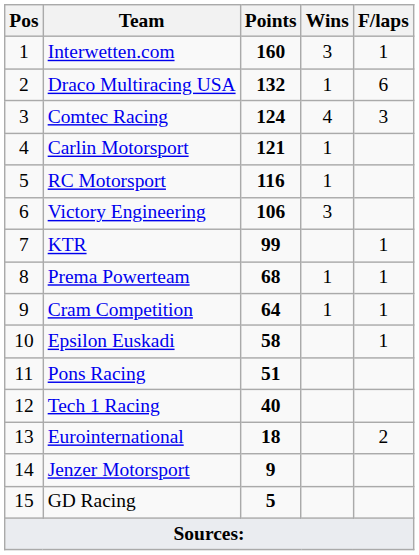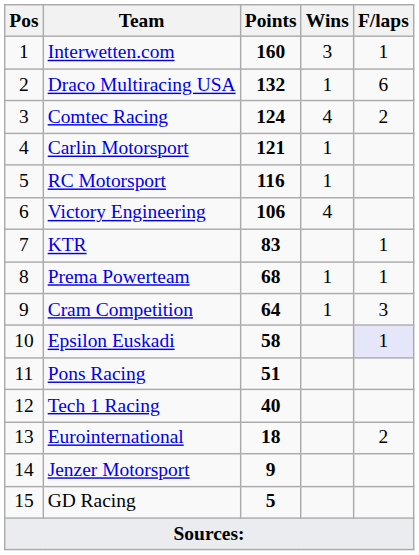(383, 116) 3 -> (383, 116) 2
(327, 212) 3 -> (327, 212) 4
(271, 244) 99 -> (271, 244) 83
(383, 308) 1 -> (383, 308) 3
(383, 340) no background -> (383, 340) lavender background
